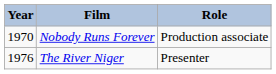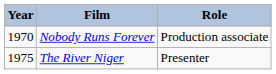(21, 58) 1976 -> (21, 58) 1975
